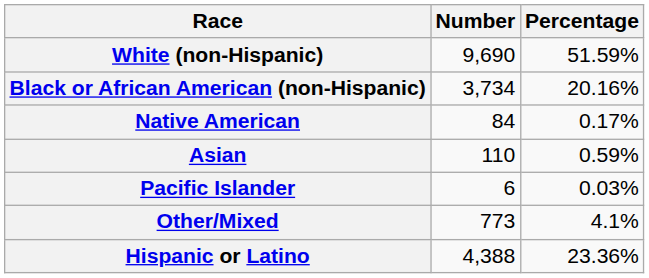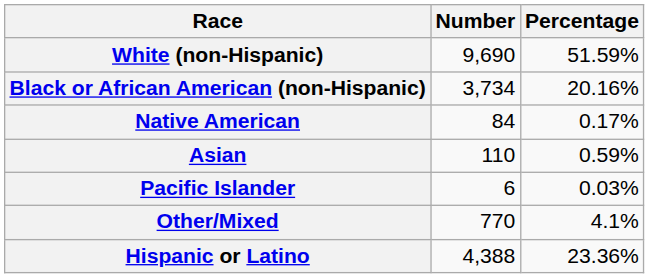(498, 222) 773 -> (498, 222) 770
